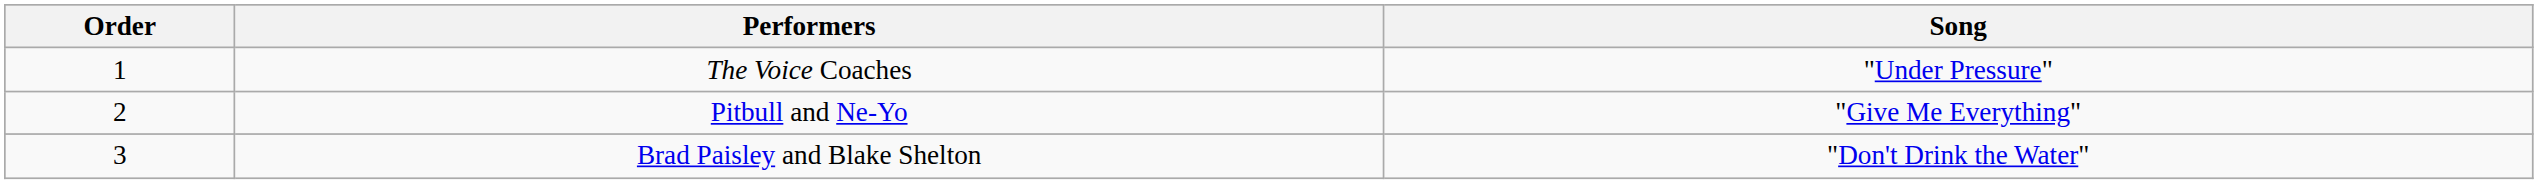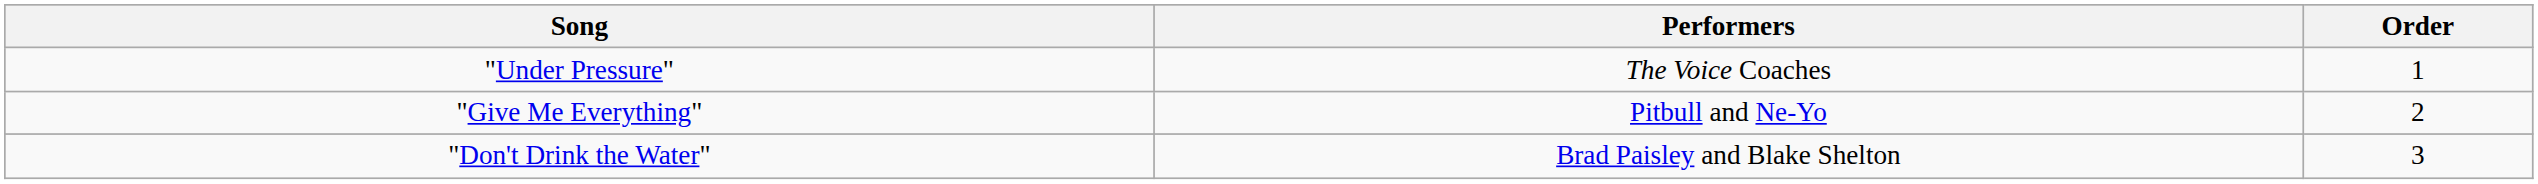columns swapped: (120, 26) <-> (1958, 26)
